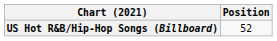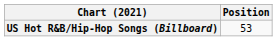(246, 28) 52 -> (246, 28) 53
